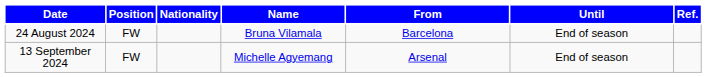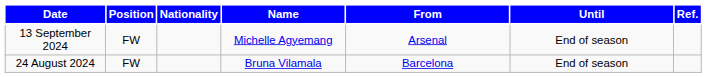rows swapped: (55, 33) <-> (55, 58)
